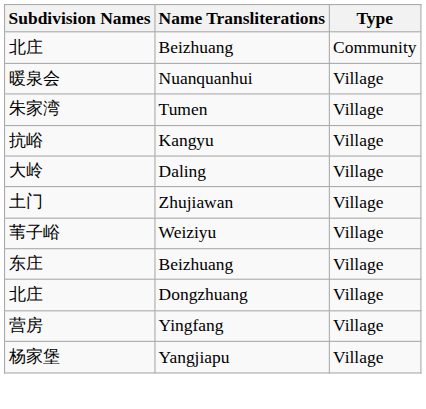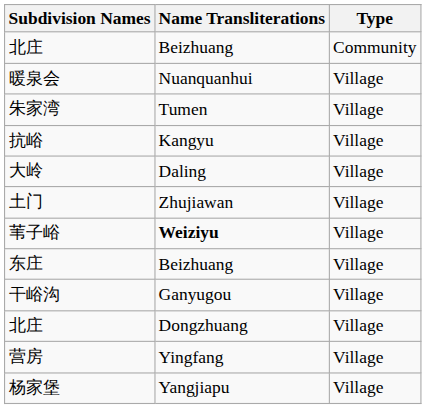(187, 233) normal -> (189, 233) bold
+ row: (35, 294)
